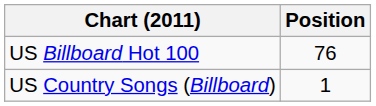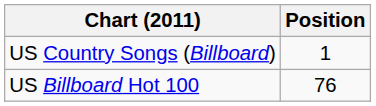rows swapped: (143, 85) <-> (104, 52)
